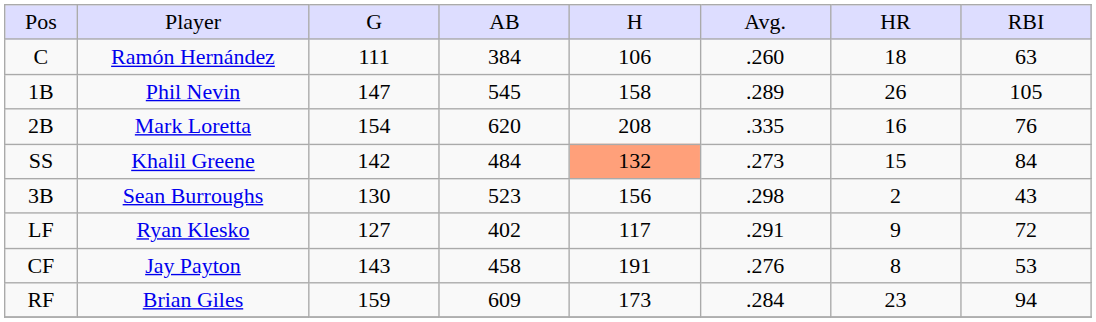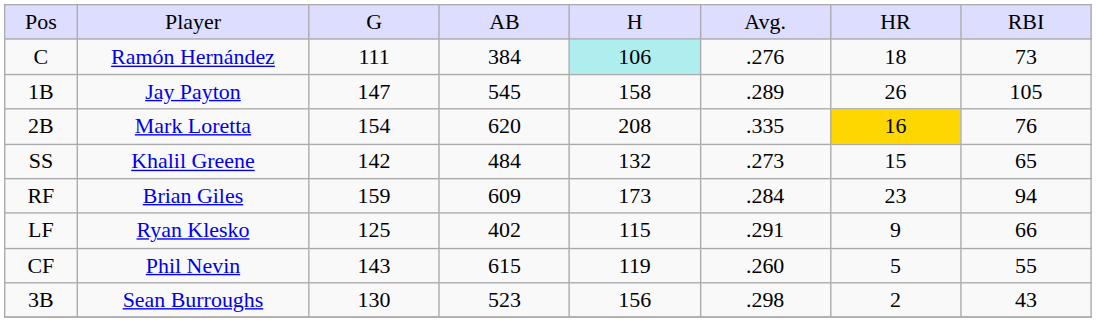(635, 56) no background -> (635, 56) paleturquoise background
(765, 56) .260 -> (765, 56) .276
(1026, 56) 63 -> (1026, 56) 73
(193, 91) Phil Nevin -> (193, 91) Jay Payton
(896, 126) no background -> (896, 126) gold background
(635, 160) lightsalmon background -> (635, 160) no background
(1026, 160) 84 -> (1026, 160) 65
rows swapped: (41, 195) <-> (41, 299)
(374, 230) 127 -> (374, 230) 125
(635, 230) 117 -> (635, 230) 115
(1026, 230) 72 -> (1026, 230) 66
(193, 265) Jay Payton -> (193, 265) Phil Nevin
(504, 265) 458 -> (504, 265) 615
(635, 265) 191 -> (635, 265) 119
(765, 265) .276 -> (765, 265) .260
(896, 265) 8 -> (896, 265) 5
(1026, 265) 53 -> (1026, 265) 55
